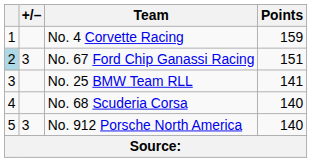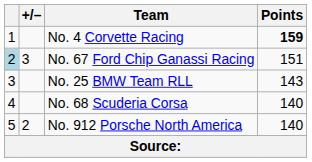(292, 37) normal -> (292, 37) bold
(292, 81) 141 -> (292, 81) 143
(26, 125) 3 -> (26, 125) 2
